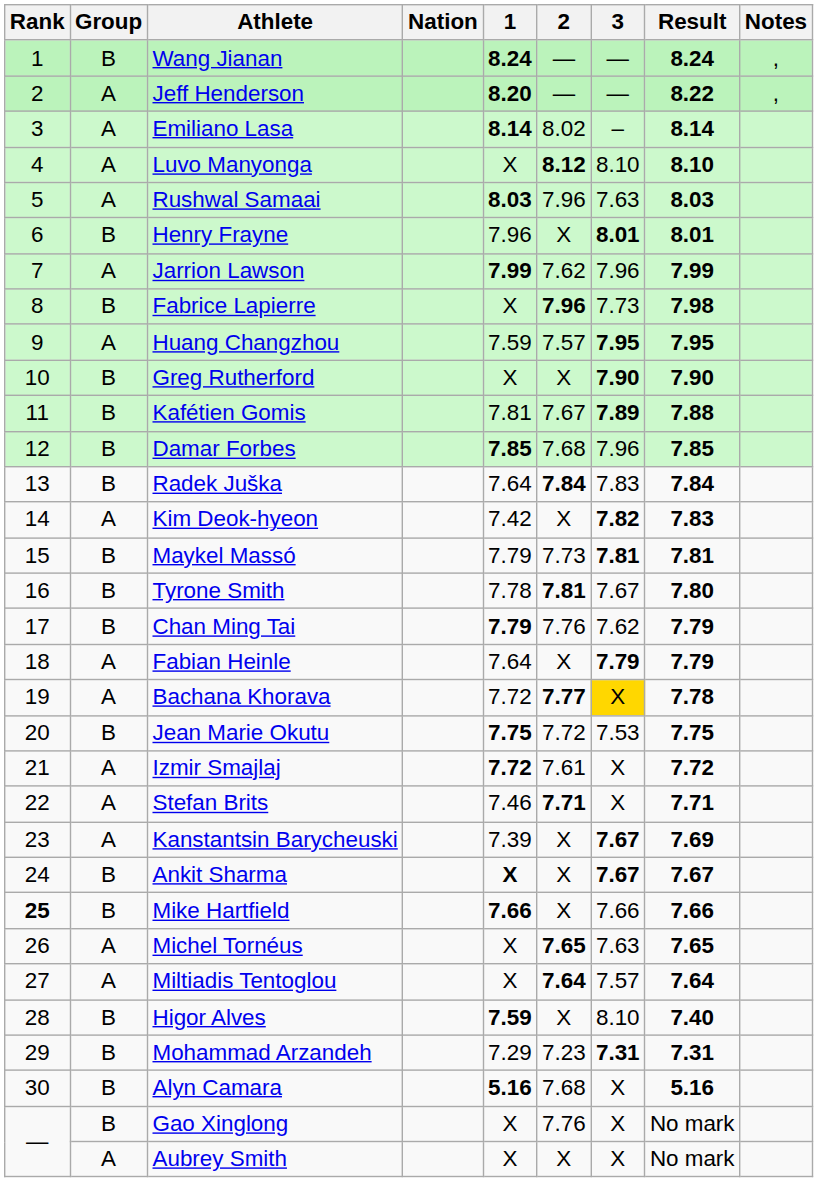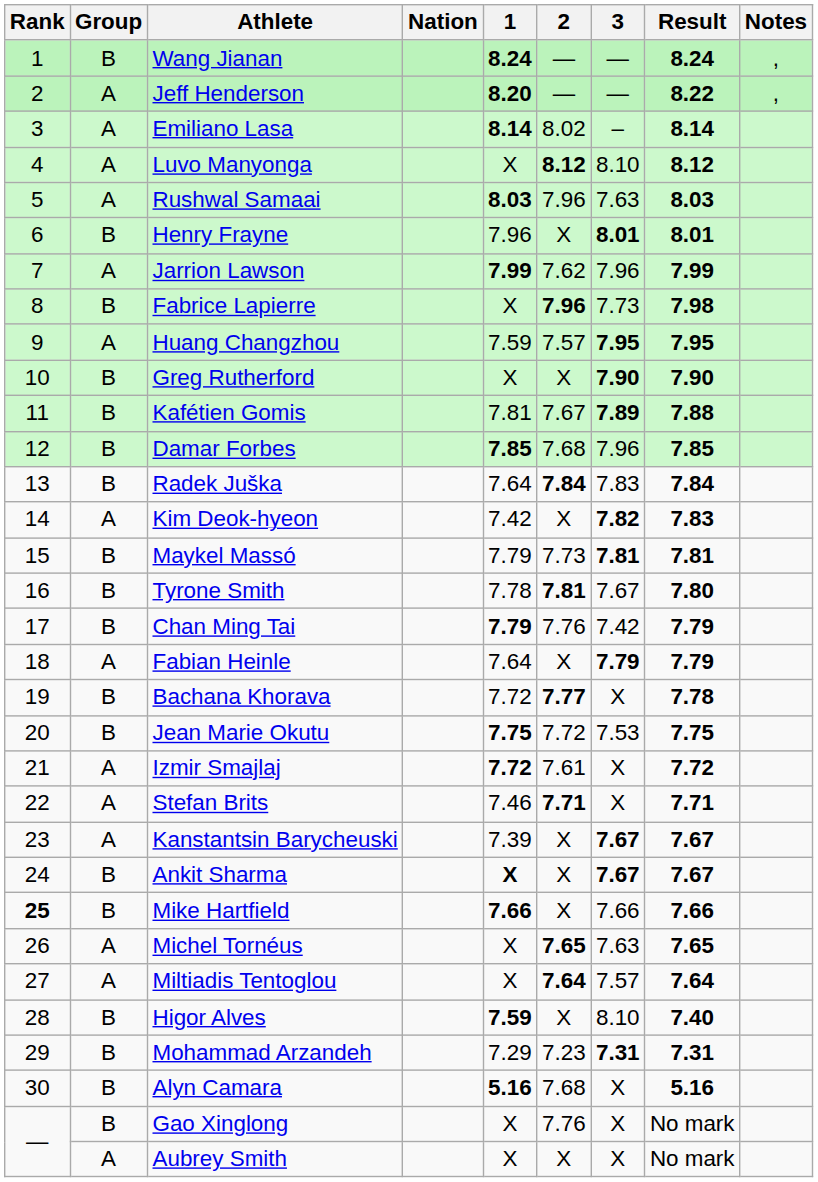(692, 164) 8.10 -> (692, 164) 8.12
(618, 626) 7.62 -> (618, 626) 7.42
(109, 697) A -> (109, 697) B
(618, 697) gold background -> (618, 697) no background
(692, 839) 7.69 -> (692, 839) 7.67
